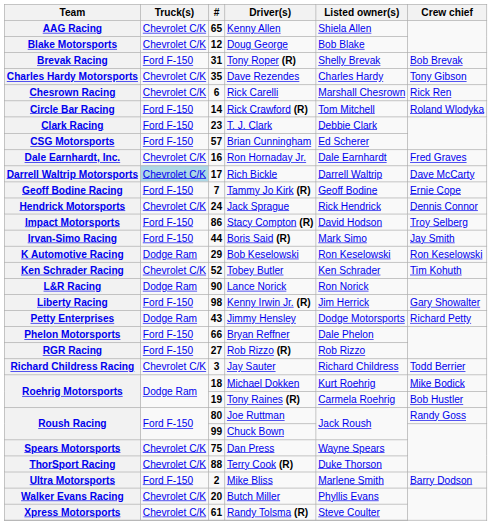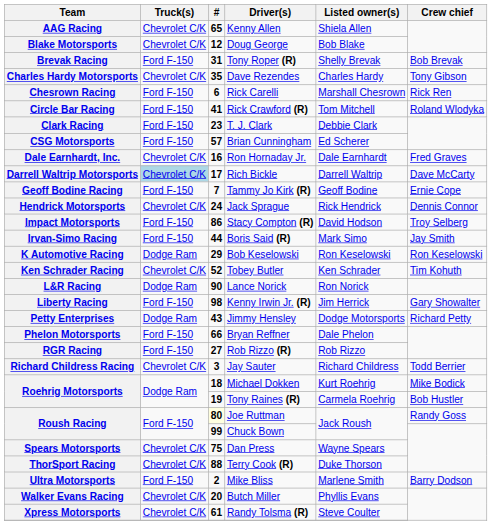(174, 93) Chevrolet C/K -> (168, 93) Ford F-150
(217, 109) 14 -> (217, 109) 41
(217, 416) no background -> (217, 416) lightyellow background
